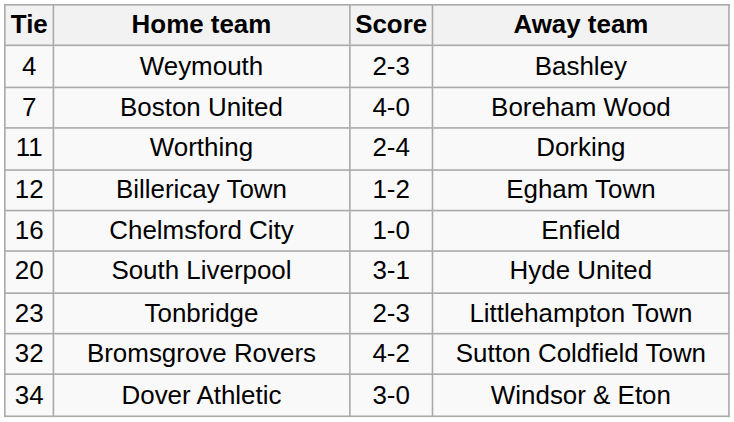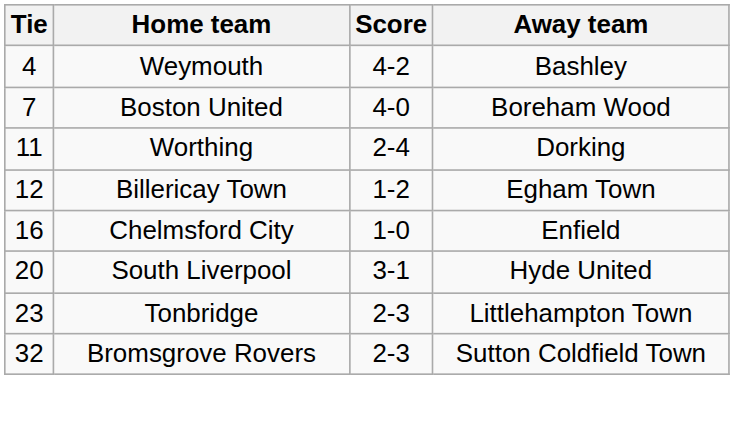(391, 66) 2-3 -> (391, 66) 4-2
(391, 353) 4-2 -> (391, 353) 2-3
- row: (201, 395)
